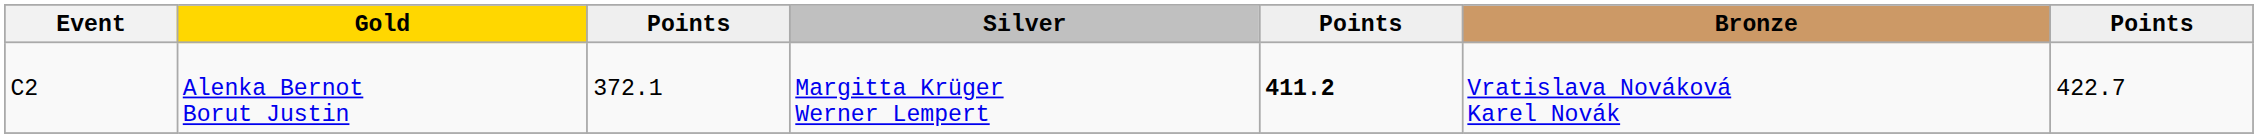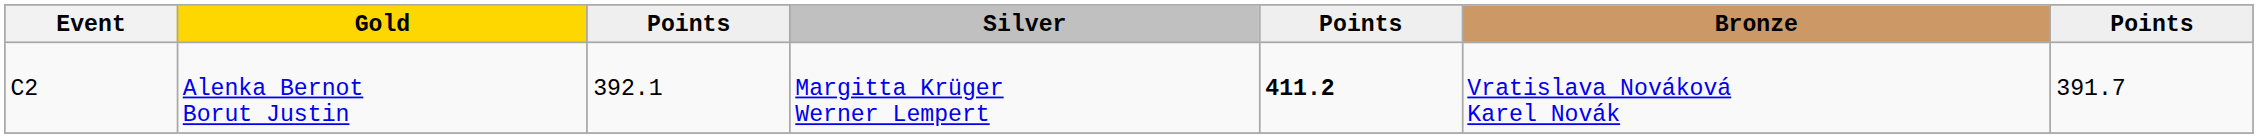(628, 88) 372.1 -> (628, 88) 392.1
(2091, 88) 422.7 -> (2091, 88) 391.7
